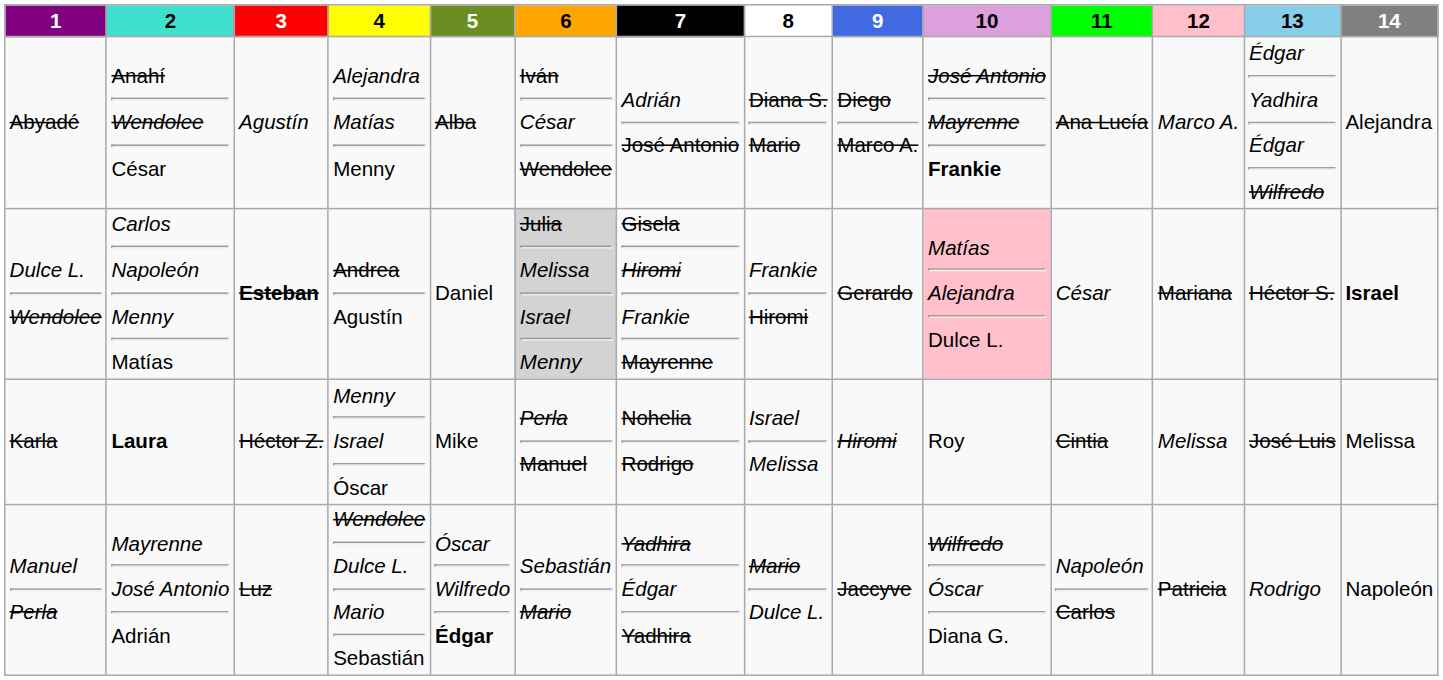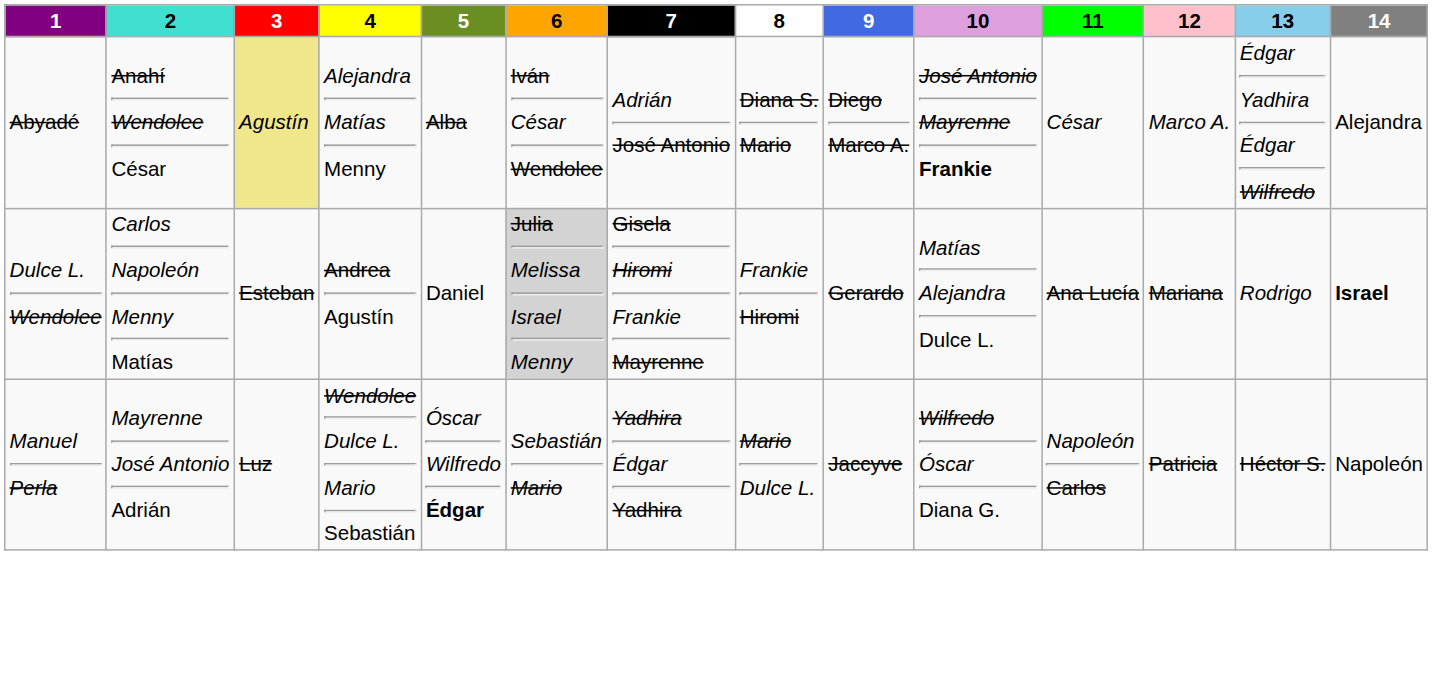(274, 122) no background -> (274, 122) khaki background
(1102, 122) Ana Lucía -> (1074, 122) César
(279, 293) bold -> (277, 293) normal
(987, 293) pink background -> (978, 293) no background
(1083, 293) César -> (1093, 293) Ana Lucía
(1292, 293) Héctor S. -> (1276, 293) Rodrigo
- row: (34, 441)
(1285, 589) Rodrigo -> (1283, 464) Héctor S.
